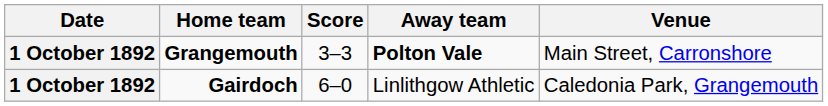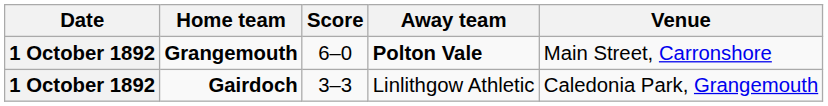(335, 52) 3–3 -> (335, 52) 6–0
(335, 85) 6–0 -> (335, 85) 3–3
